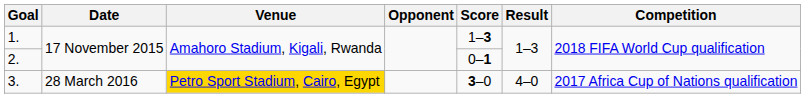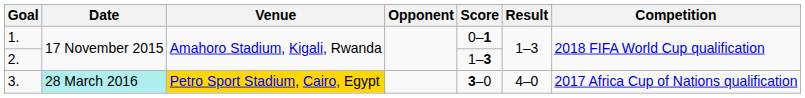(480, 37) 1–3 -> (480, 37) 0–1
(480, 59) 0–1 -> (480, 59) 1–3
(91, 81) no background -> (91, 81) paleturquoise background
